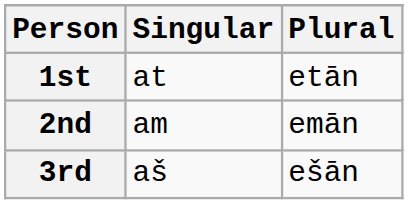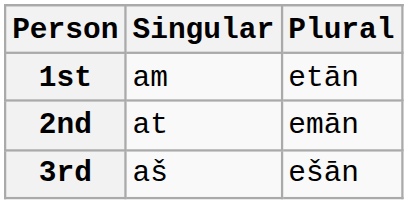(150, 77) at -> (150, 77) am
(150, 125) am -> (150, 125) at
